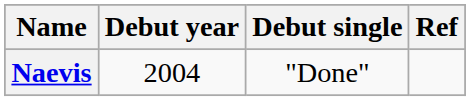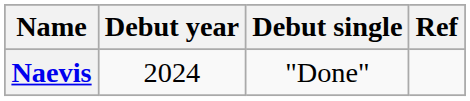(172, 71) 2004 -> (172, 71) 2024
